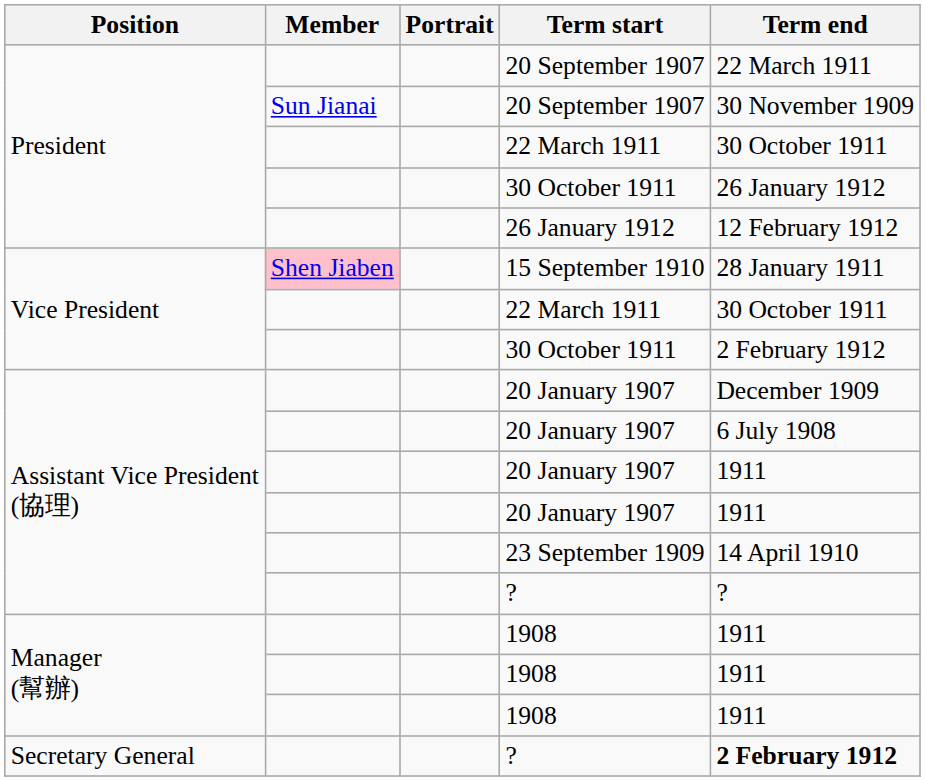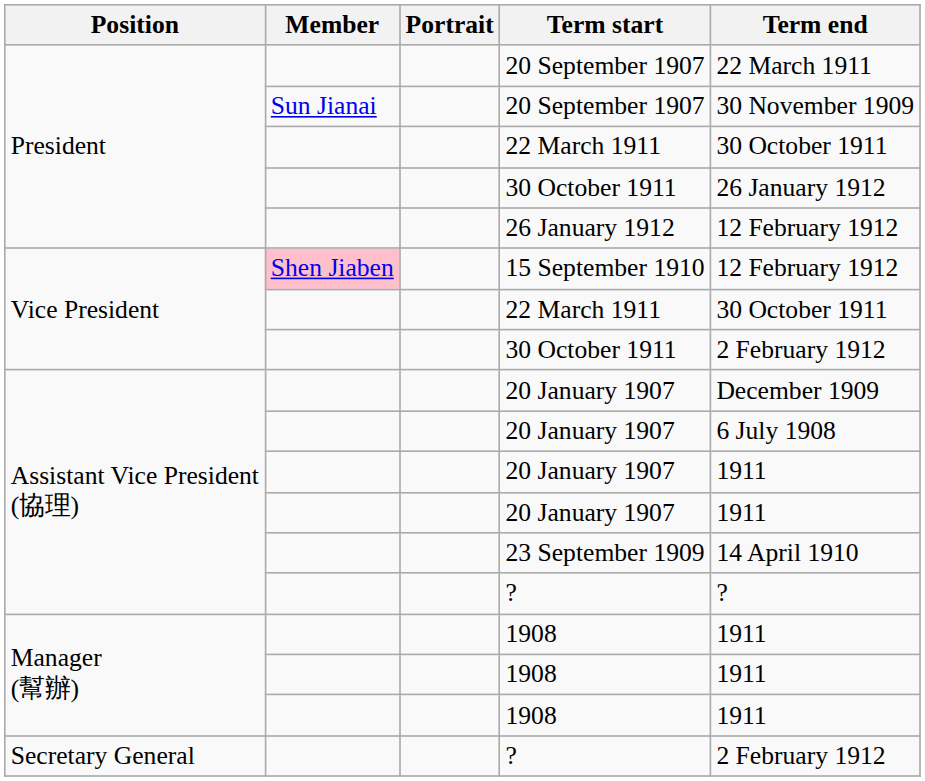(801, 268) 28 January 1911 -> (807, 268) 12 February 1912
(807, 755) bold -> (801, 755) normal
